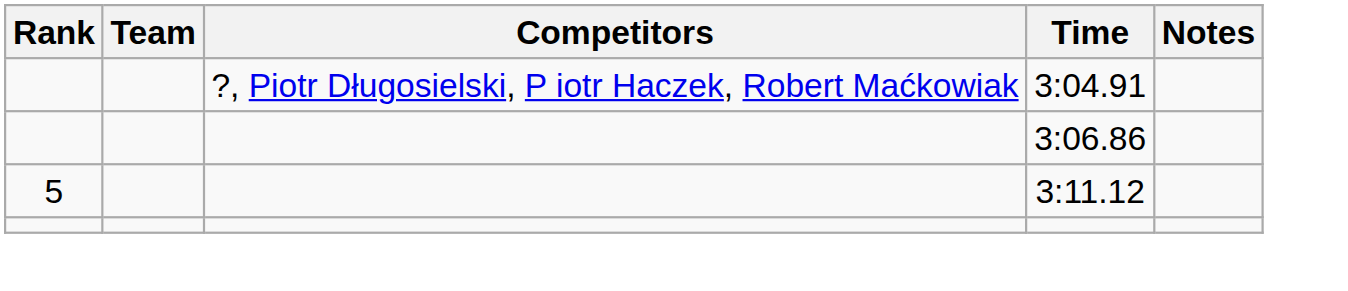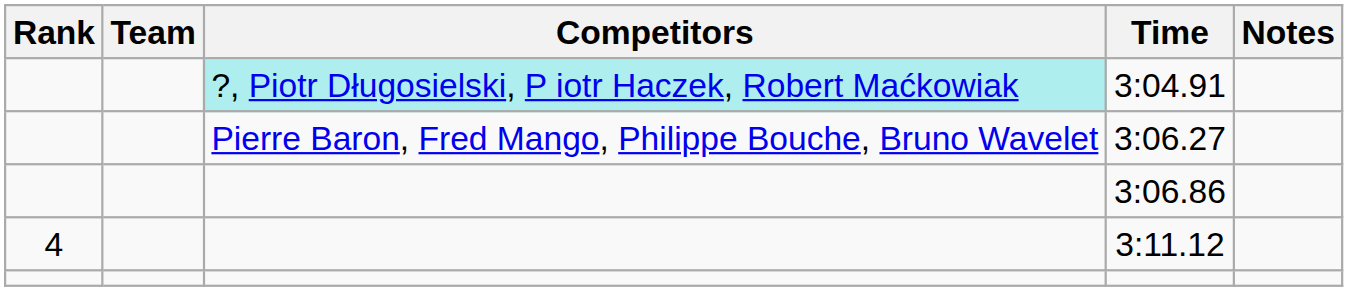(615, 85) no background -> (615, 85) paleturquoise background
+ row: (1170, 138)
(54, 191) 5 -> (54, 245) 4
